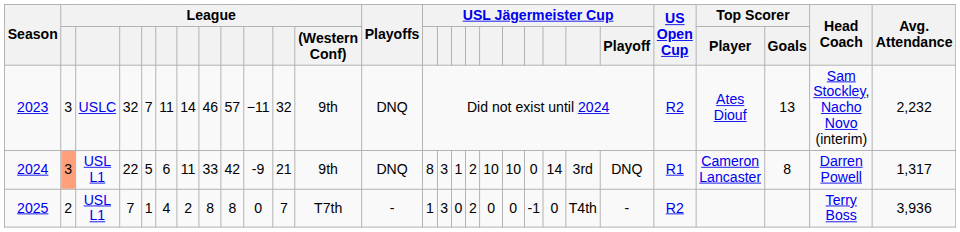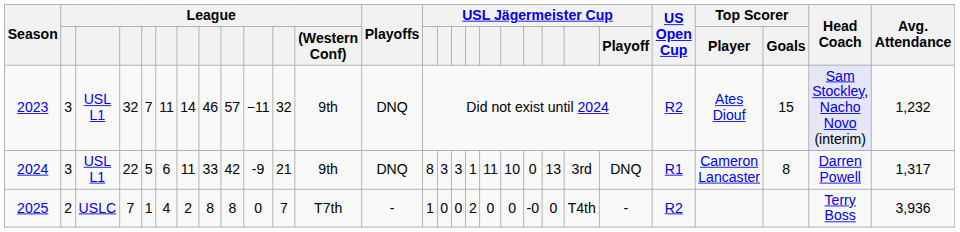(97, 107) USLC -> (97, 107) USL L1
(787, 107) 13 -> (786, 107) 15
(841, 107) no background -> (840, 107) lavender background
(914, 107) 2,232 -> (913, 107) 1,232
(68, 169) lightsalmon background -> (68, 169) no background
(458, 169) 1 -> (458, 169) 3
(473, 169) 2 -> (473, 169) 1
(491, 169) 10 -> (491, 169) 11
(554, 169) 14 -> (553, 169) 13
(97, 207) USL L1 -> (97, 207) USLC
(444, 207) 3 -> (444, 207) 0
(534, 207) -1 -> (533, 207) -0
